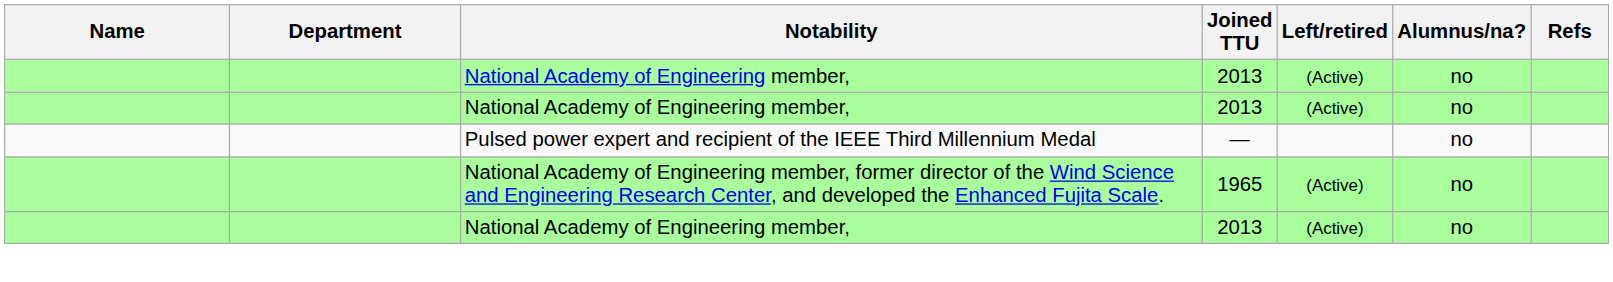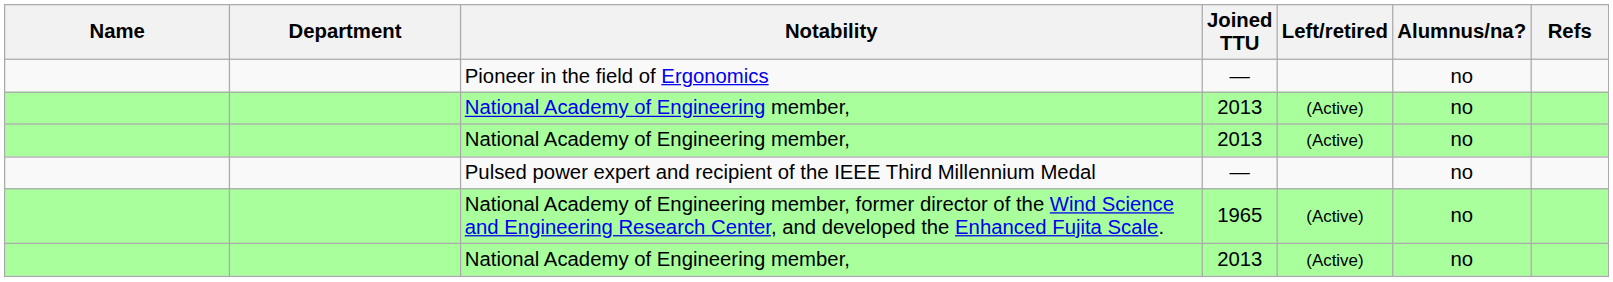+ row: (617, 75)
